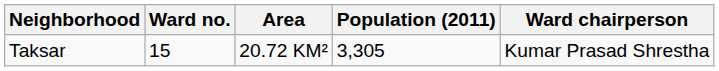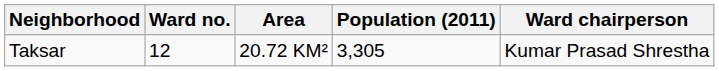(160, 50) 15 -> (160, 50) 12
